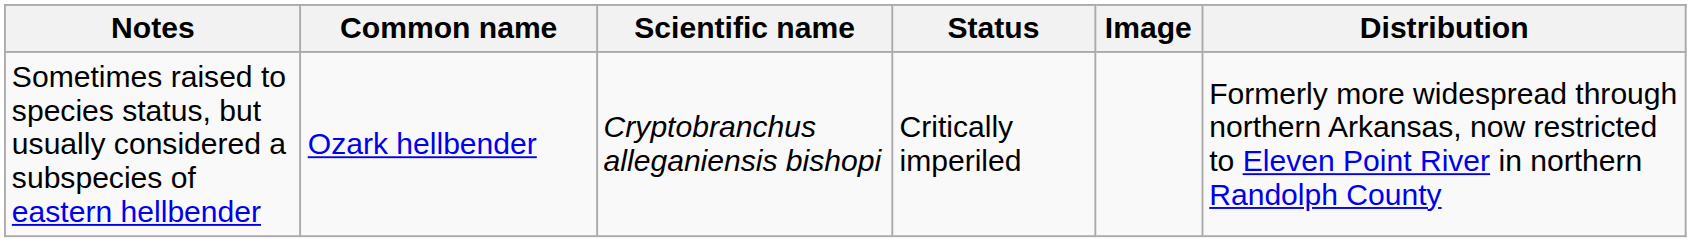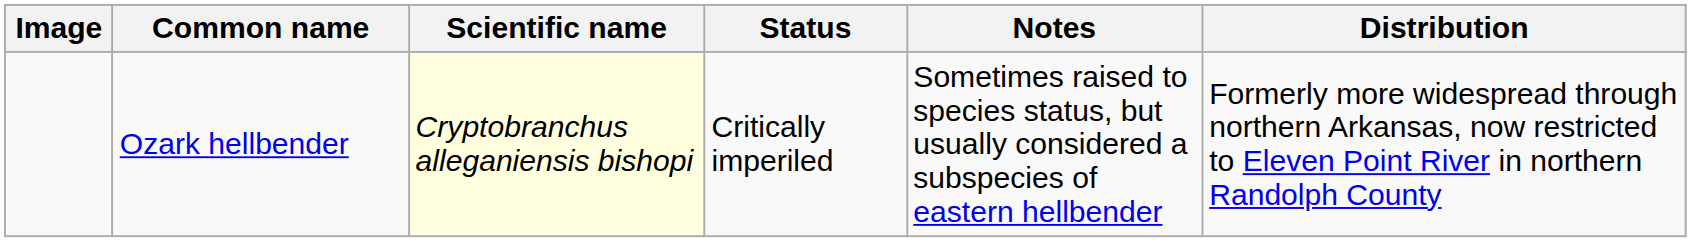columns swapped: (1148, 28) <-> (153, 28)
(742, 143) no background -> (554, 143) lightyellow background
